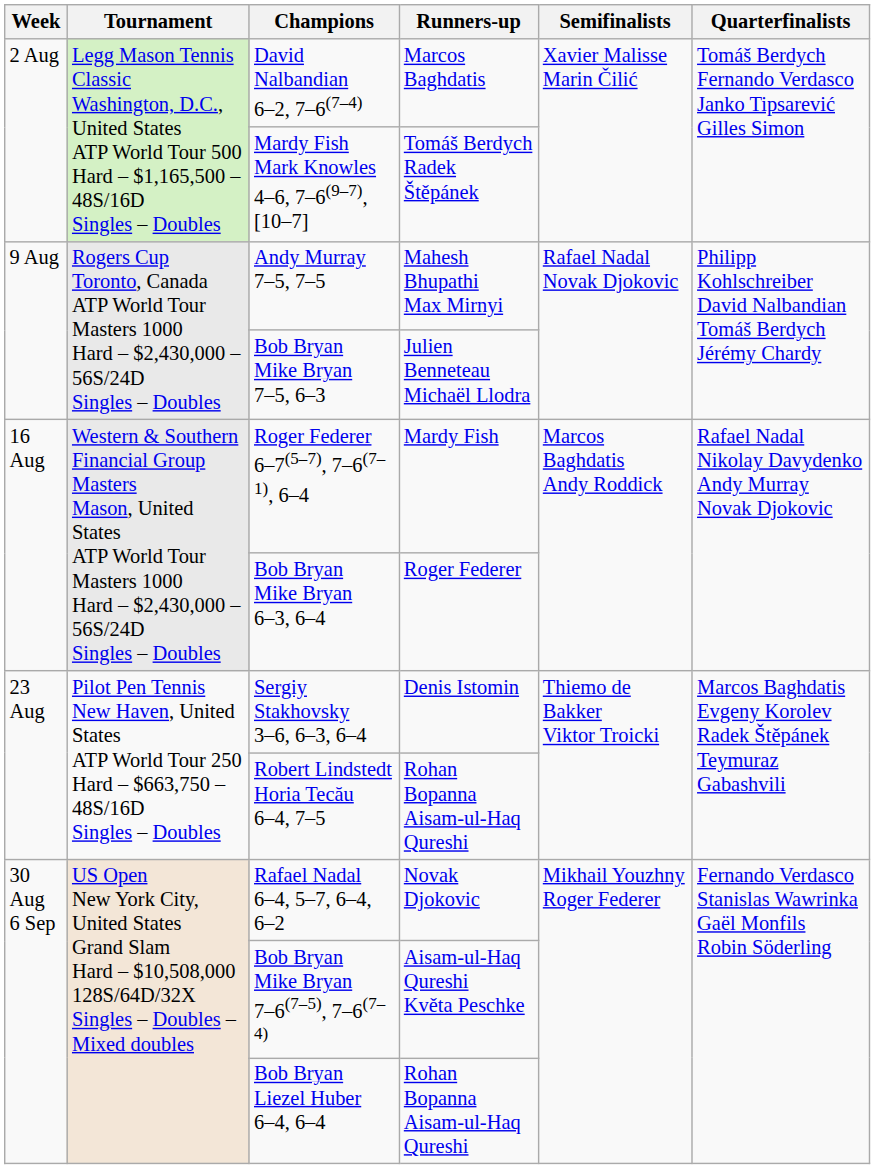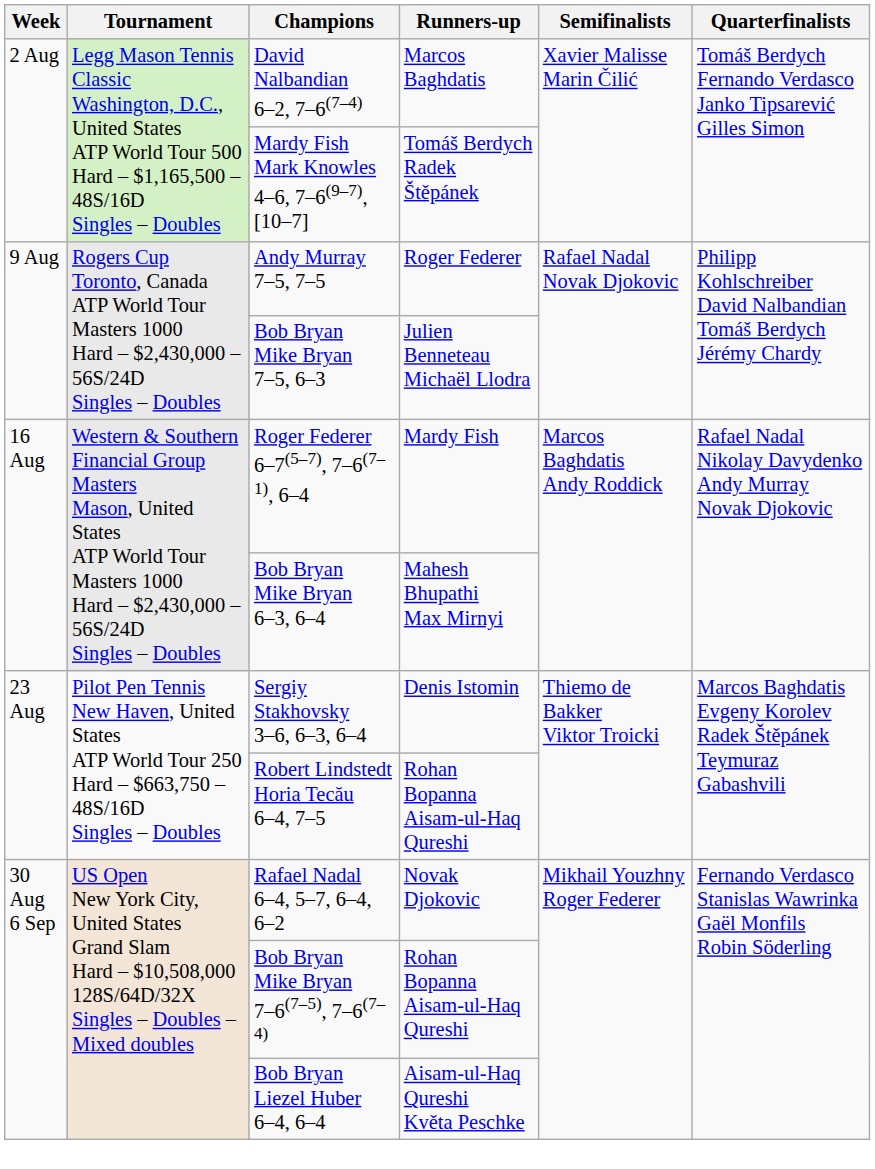(453, 282) Mahesh Bhupathi Max Mirnyi -> (463, 258) Roger Federer
(463, 569) Roger Federer -> (453, 594) Mahesh Bhupathi Max Mirnyi
(464, 982) Aisam-ul-Haq Qureshi Květa Peschke -> (462, 994) Rohan Bopanna Aisam-ul-Haq Qureshi
(462, 1111) Rohan Bopanna Aisam-ul-Haq Qureshi -> (464, 1098) Aisam-ul-Haq Qureshi Květa Peschke
